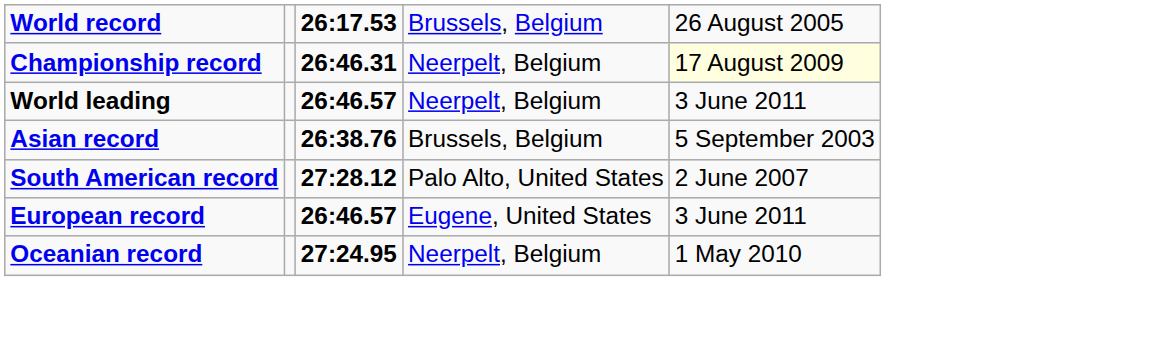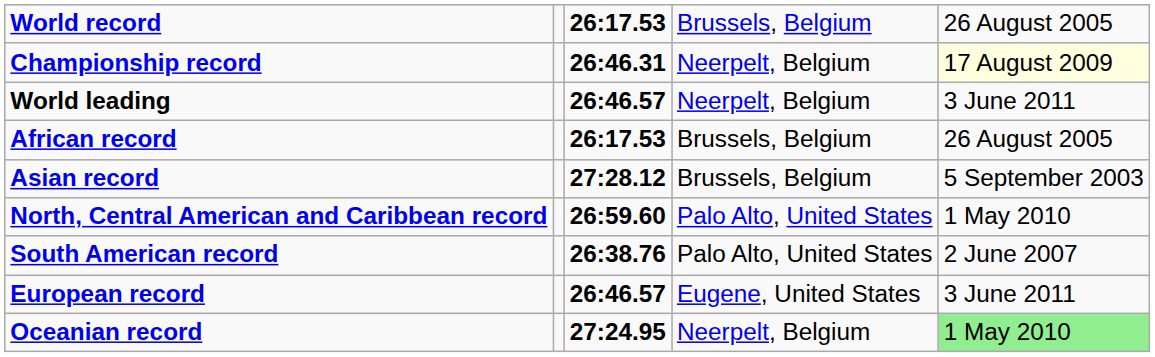+ row: (93, 139)
(349, 139) 26:38.76 -> (618, 178) 27:28.12
+ row: (279, 216)
(349, 178) 27:28.12 -> (618, 255) 26:38.76
(738, 255) no background -> (1007, 332) lightgreen background
